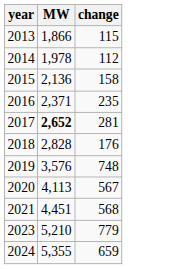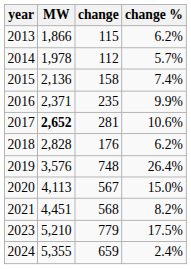+ column: (154, 15)
